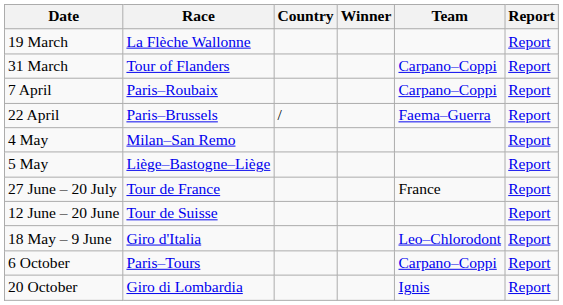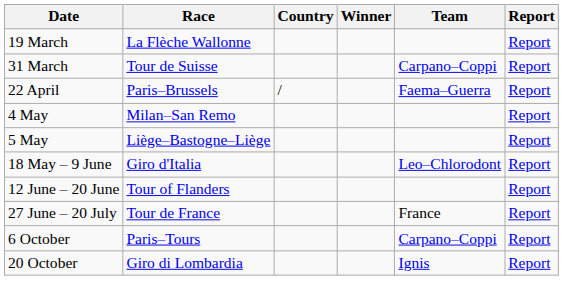(178, 66) Tour of Flanders -> (172, 66) Tour de Suisse
- row: (30, 90)
rows swapped: (60, 238) <-> (62, 189)
(172, 213) Tour de Suisse -> (178, 189) Tour of Flanders
